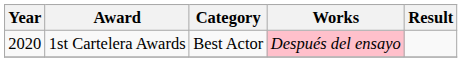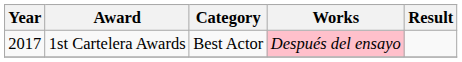(25, 43) 2020 -> (25, 43) 2017
